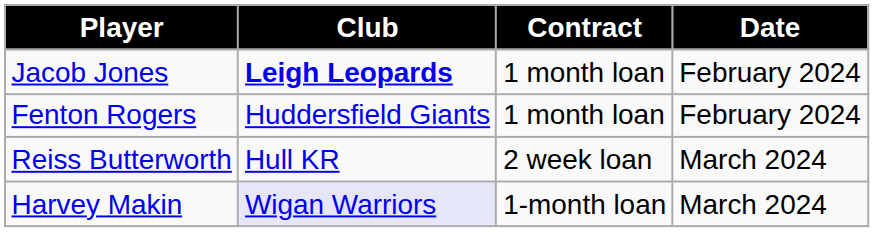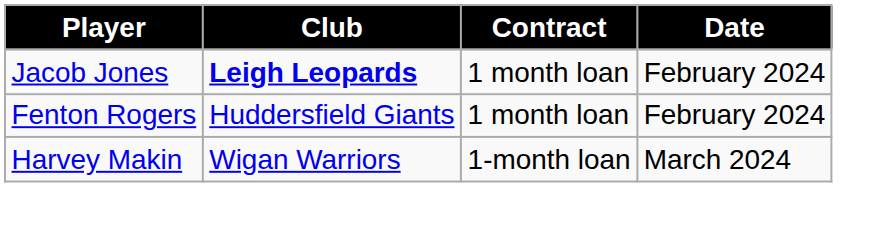- row: (122, 160)
(341, 204) lavender background -> (305, 160) no background
